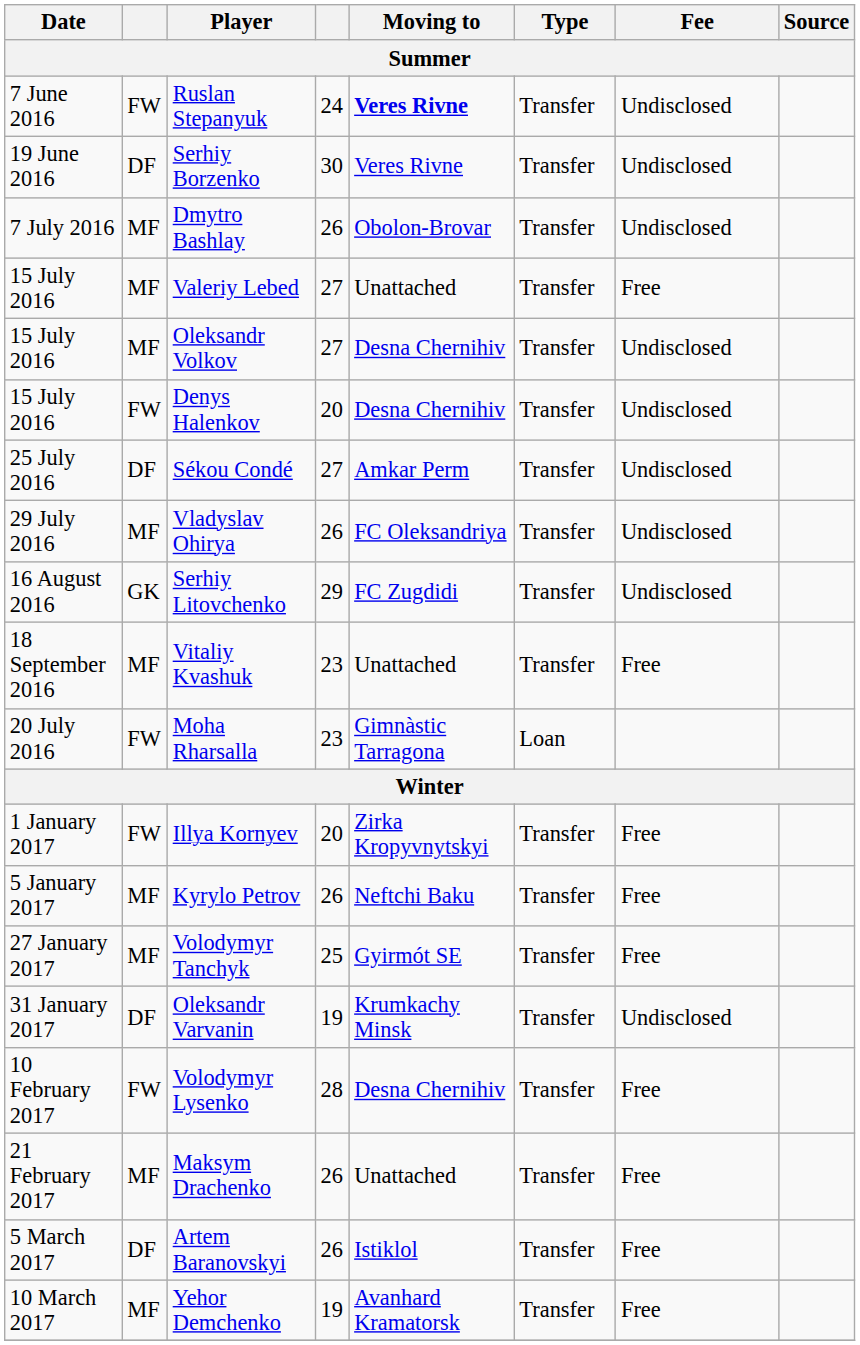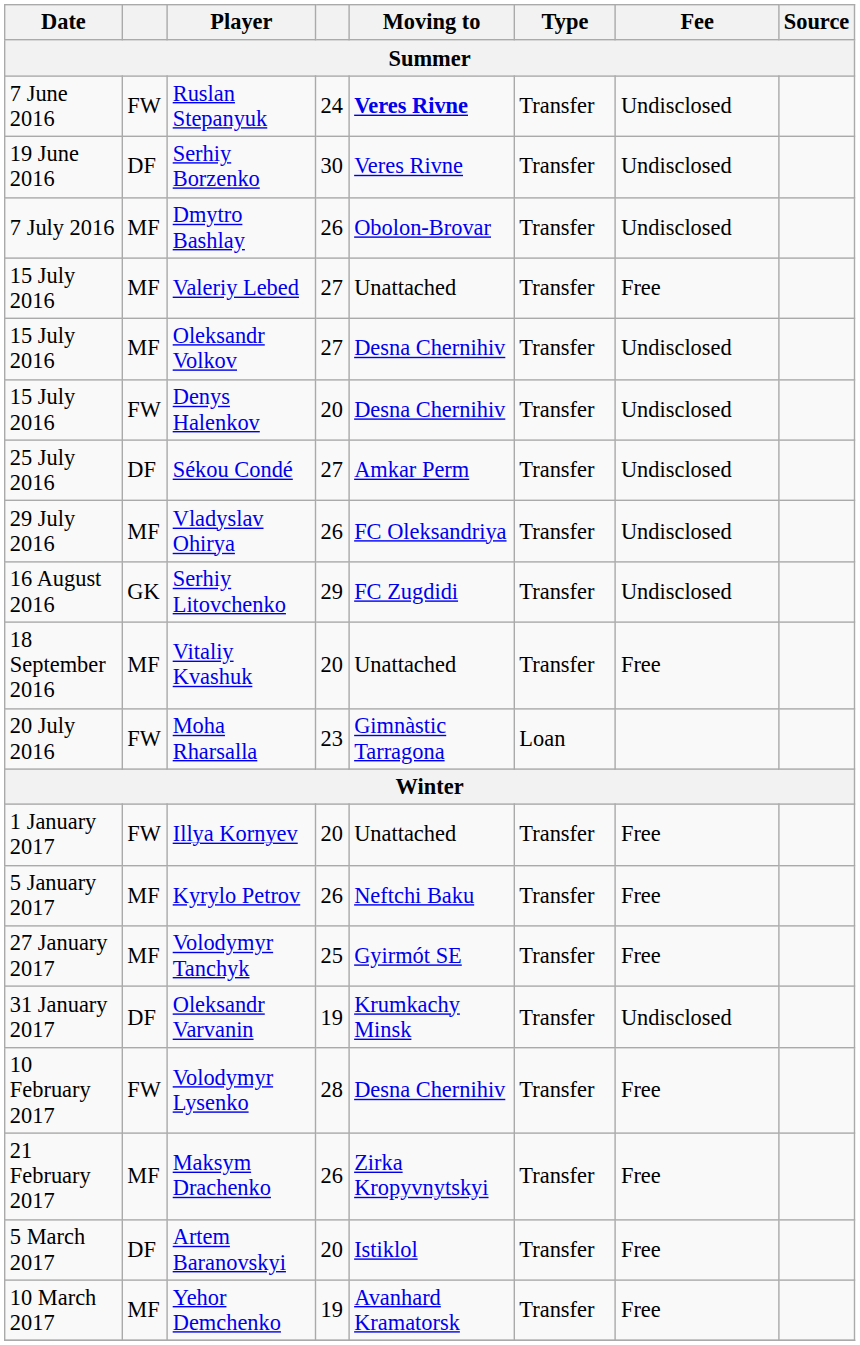(332, 665) 23 -> (332, 665) 20
(421, 834) Zirka Kropyvnytskyi -> (405, 834) Unattached
(405, 1176) Unattached -> (421, 1176) Zirka Kropyvnytskyi
(332, 1249) 26 -> (332, 1249) 20
